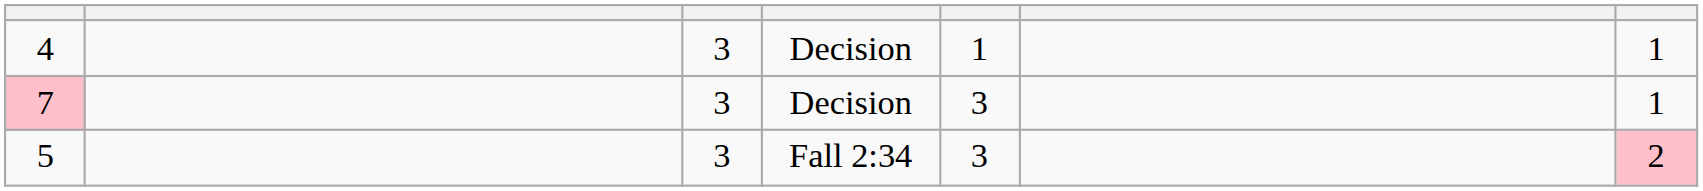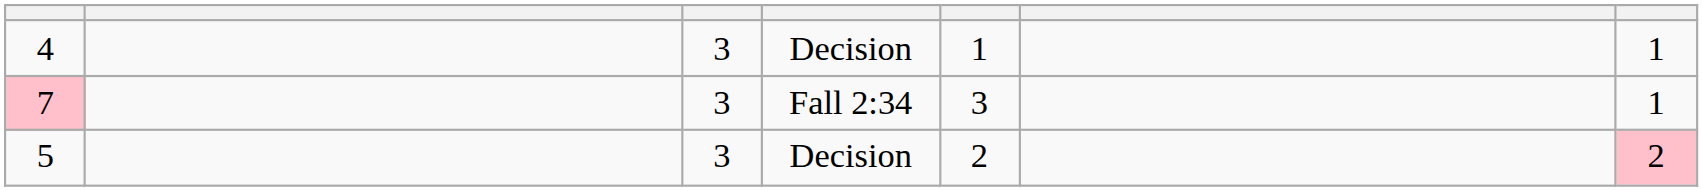(851, 102) Decision -> (851, 102) Fall 2:34
(851, 156) Fall 2:34 -> (851, 156) Decision
(979, 156) 3 -> (979, 156) 2
